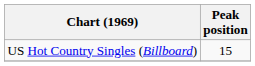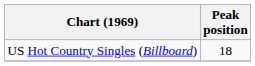(225, 50) 15 -> (225, 50) 18
